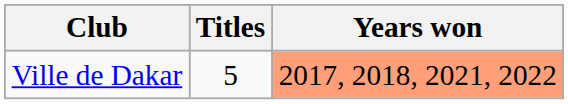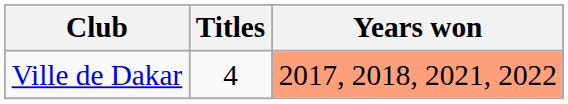(230, 74) 5 -> (230, 74) 4
